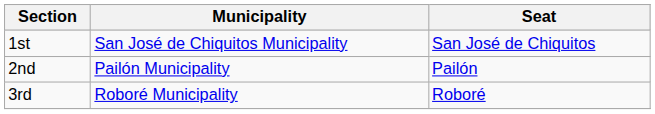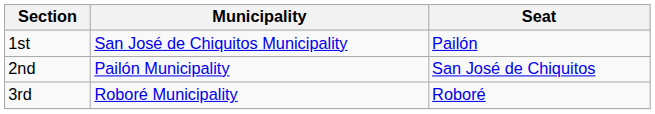(514, 43) San José de Chiquitos -> (455, 43) Pailón
(455, 69) Pailón -> (514, 69) San José de Chiquitos
